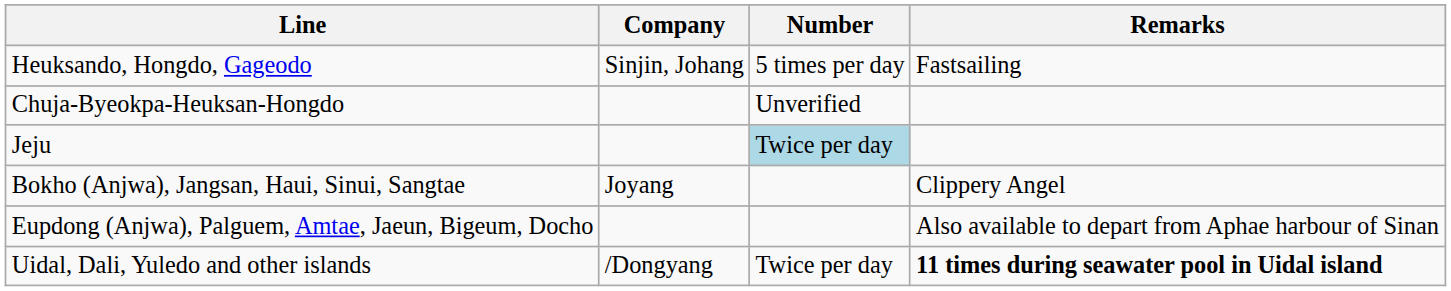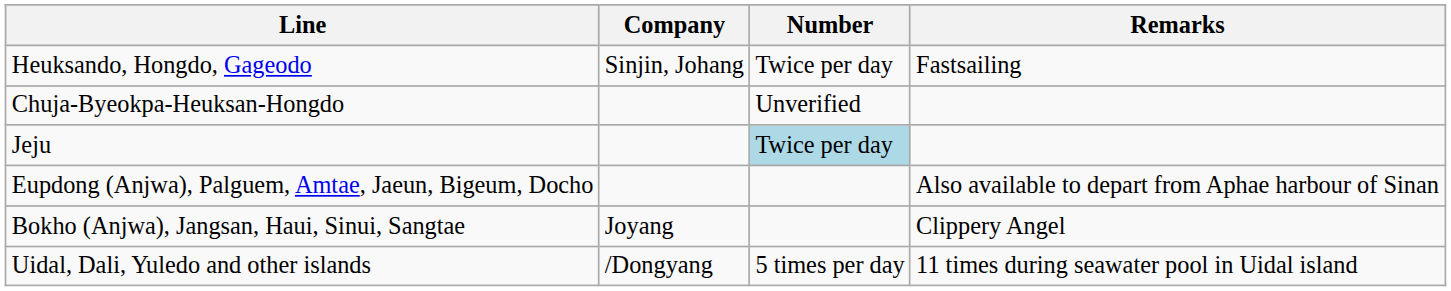(830, 65) 5 times per day -> (824, 65) Twice per day
rows swapped: (303, 225) <-> (238, 185)
(824, 265) Twice per day -> (830, 265) 5 times per day
(1149, 265) bold -> (1137, 265) normal
